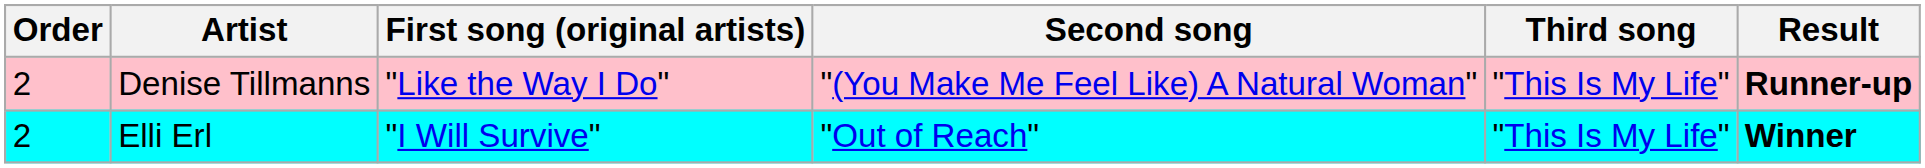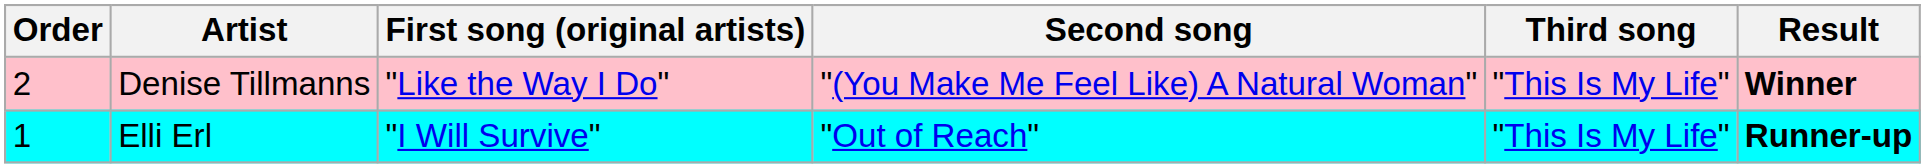(1829, 83) Runner-up -> (1801, 83) Winner
(22, 135) 2 -> (22, 135) 1
(1801, 135) Winner -> (1829, 135) Runner-up
